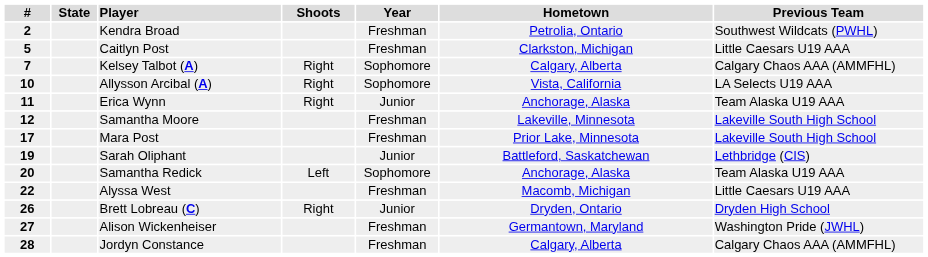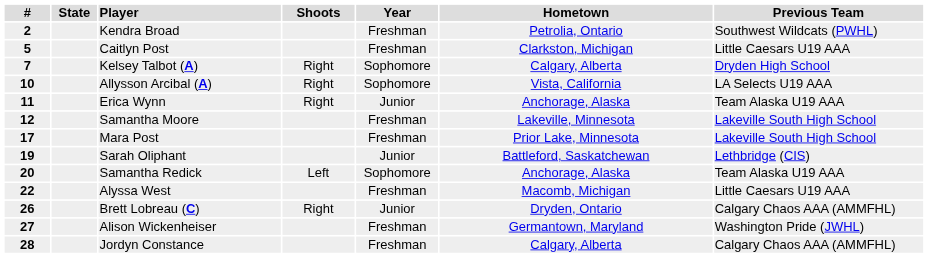(805, 66) Calgary Chaos AAA (AMMFHL) -> (772, 66) Dryden High School
(772, 209) Dryden High School -> (805, 209) Calgary Chaos AAA (AMMFHL)
